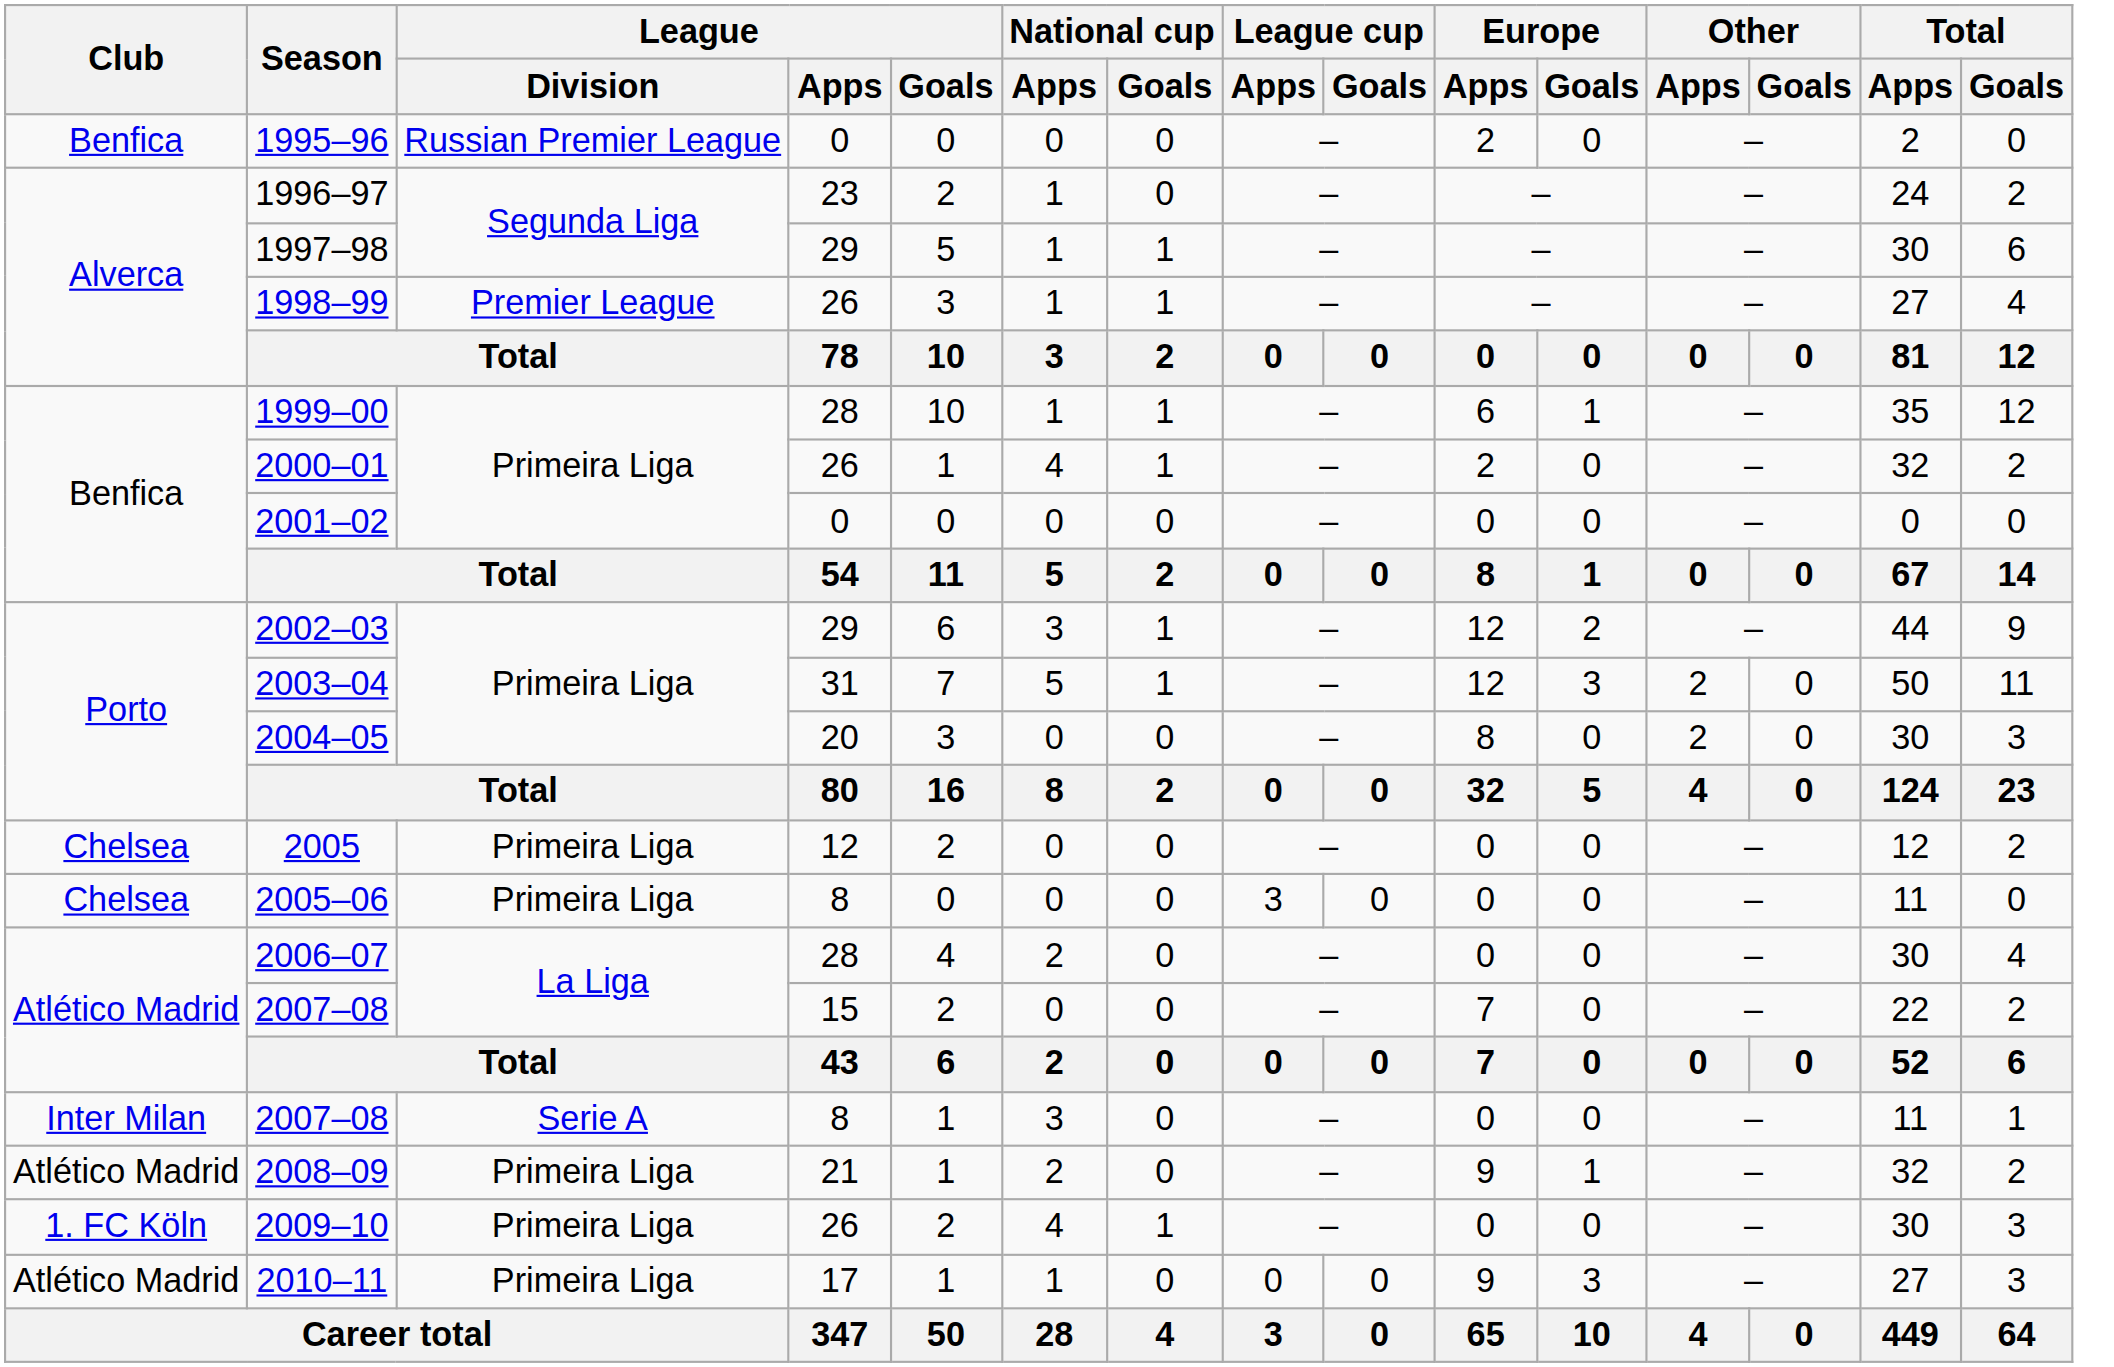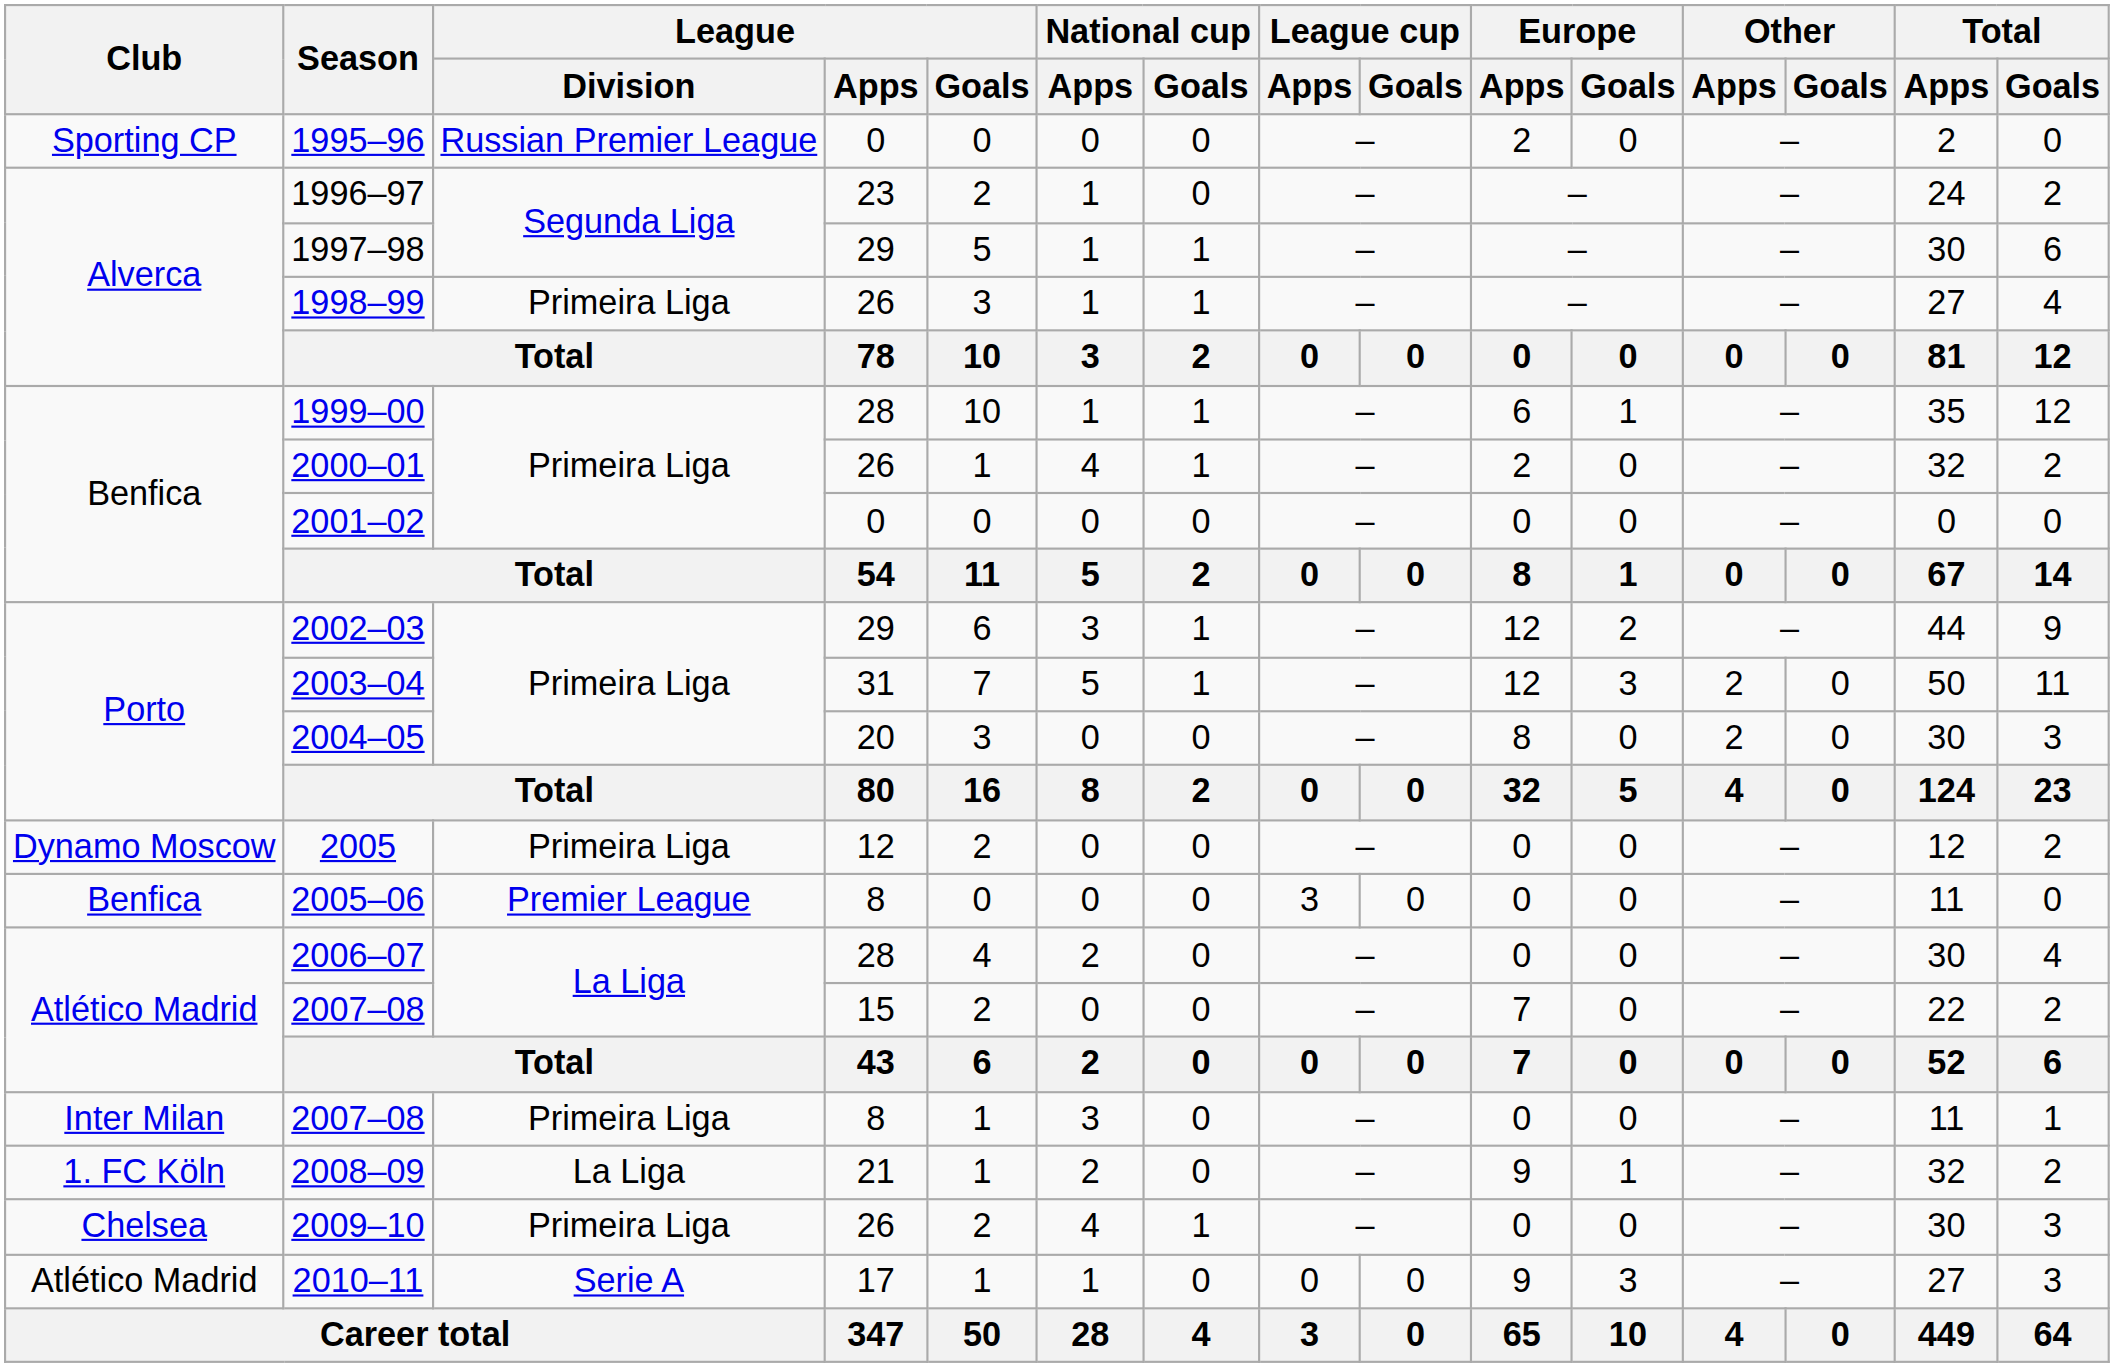(126, 140) Benfica -> (144, 140) Sporting CP
(593, 303) Premier League -> (629, 303) Primeira Liga
(126, 846) Chelsea -> (144, 846) Dynamo Moscow
(126, 900) Chelsea -> (144, 900) Benfica
(593, 900) Primeira Liga -> (629, 900) Premier League
(593, 1117) Serie A -> (629, 1117) Primeira Liga
(126, 1172) Atlético Madrid -> (144, 1172) 1. FC Köln
(593, 1172) Primeira Liga -> (629, 1172) La Liga
(126, 1226) 1. FC Köln -> (144, 1226) Chelsea
(593, 1280) Primeira Liga -> (629, 1280) Serie A
